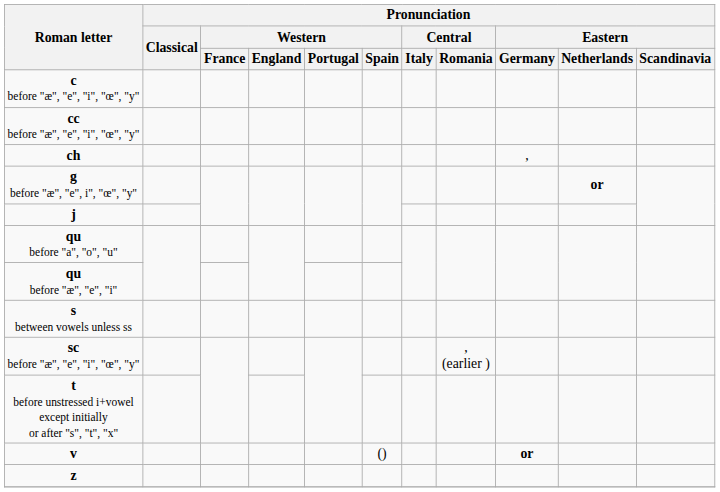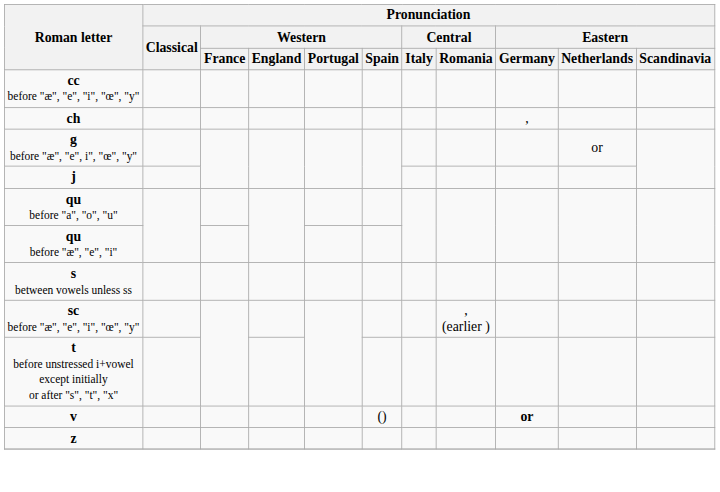- row: (73, 88)
(597, 185) bold -> (597, 147) normal
